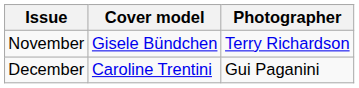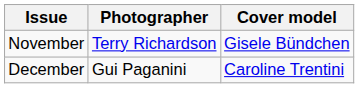columns swapped: (155, 17) <-> (287, 17)
